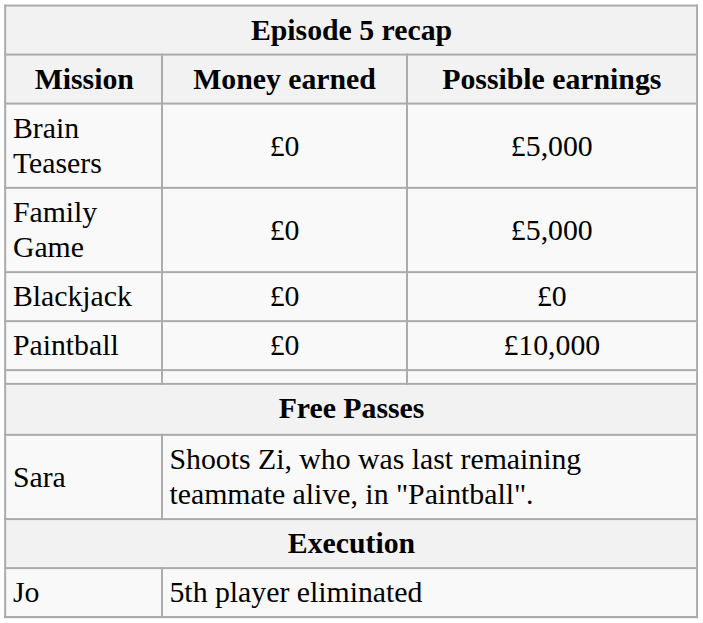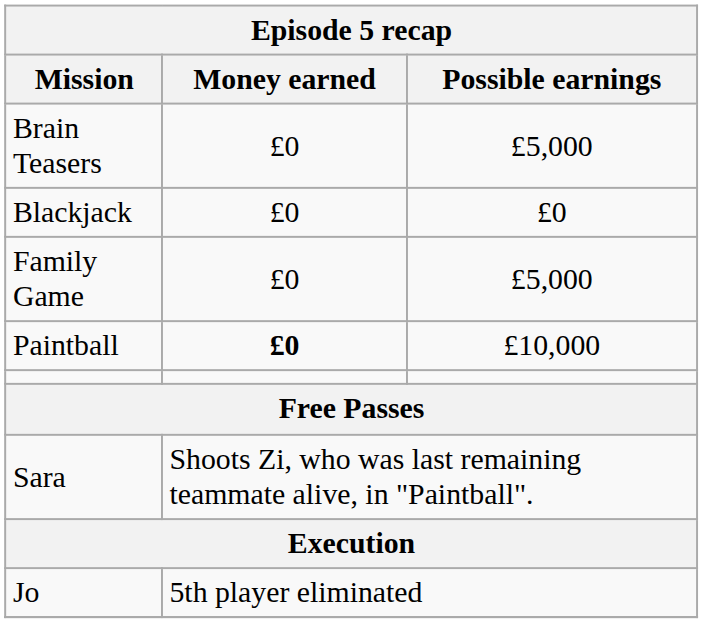rows swapped: (72, 296) <-> (55, 229)
(285, 345) normal -> (285, 345) bold
